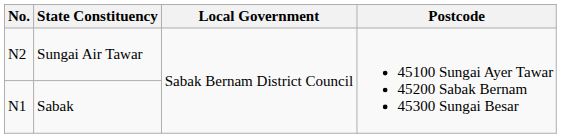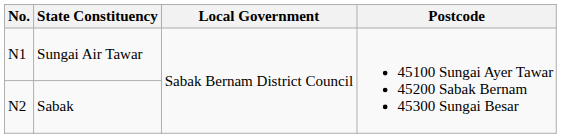(17, 54) N2 -> (17, 54) N1
(17, 106) N1 -> (17, 106) N2
